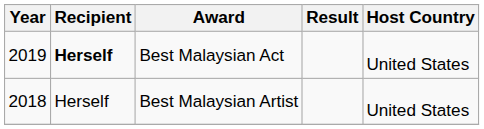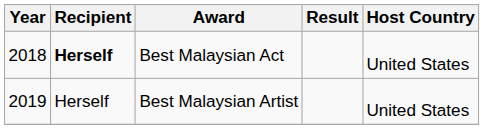(28, 54) 2019 -> (28, 54) 2018
(28, 101) 2018 -> (28, 101) 2019
